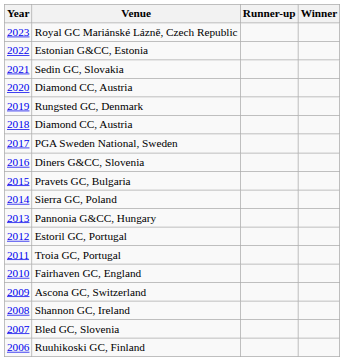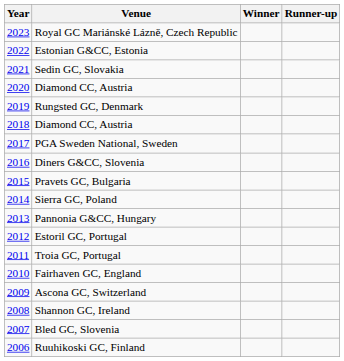columns swapped: (319, 13) <-> (269, 13)
